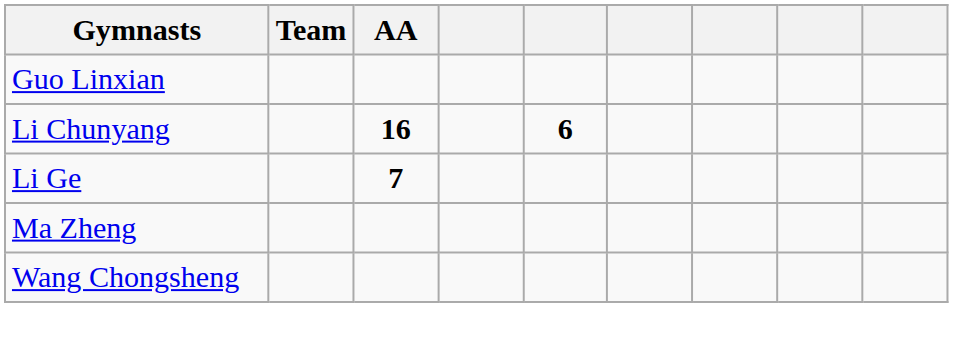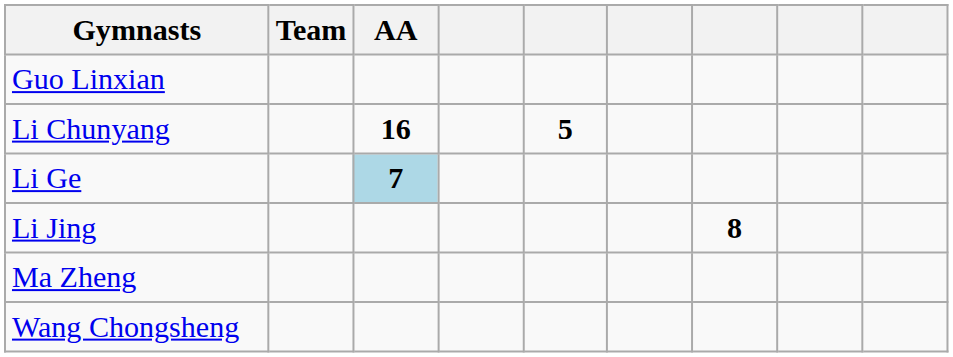(565, 128) 6 -> (565, 128) 5
(396, 178) no background -> (396, 178) lightblue background
+ row: (54, 227)
